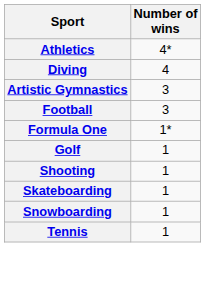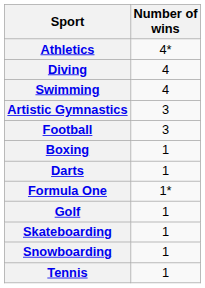+ row: (67, 89)
+ row: (67, 150)
+ row: (67, 171)
- row: (67, 171)
